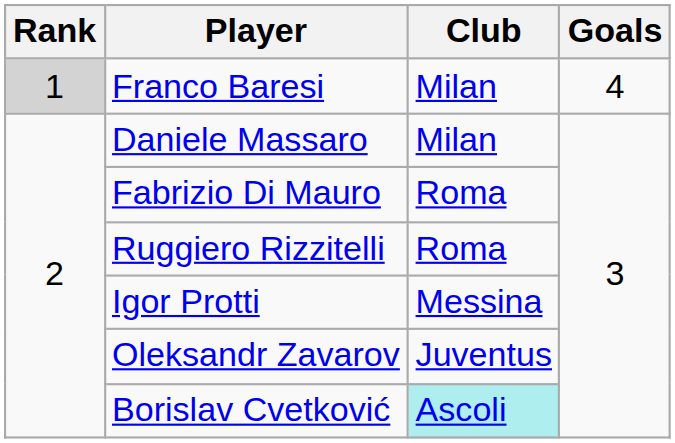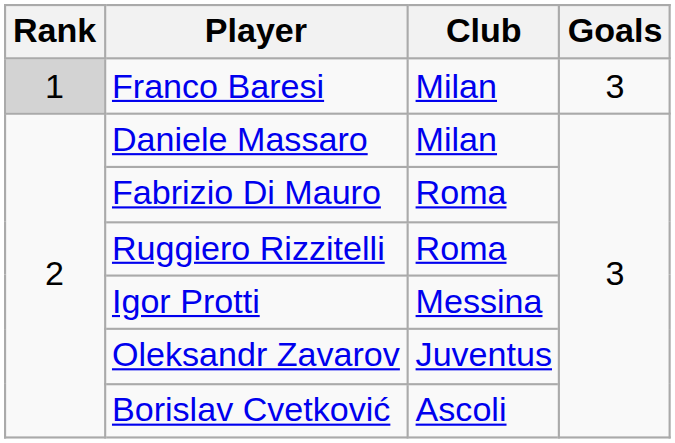(615, 85) 4 -> (615, 85) 3
(461, 409) paleturquoise background -> (461, 409) no background
